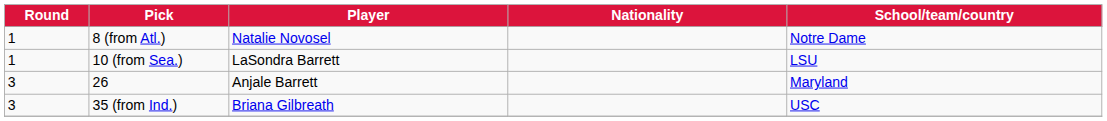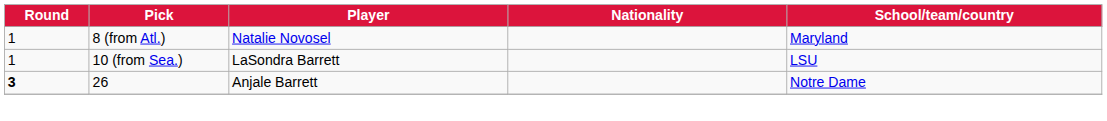(828, 37) Notre Dame -> (819, 37) Maryland
(12, 82) normal -> (12, 82) bold
(819, 82) Maryland -> (828, 82) Notre Dame
- row: (135, 104)
